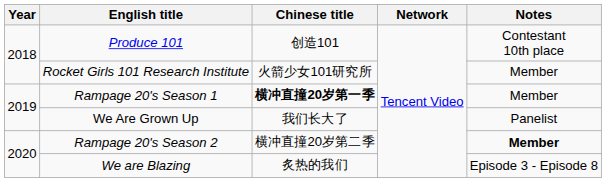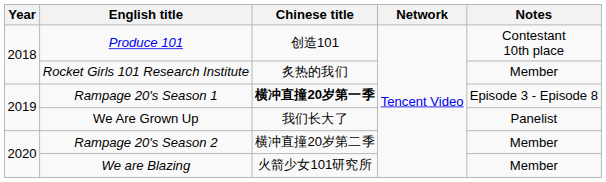(315, 72) 火箭少女101研究所 -> (315, 72) 炙热的我们
(534, 95) Member -> (534, 95) Episode 3 - Episode 8
(534, 142) bold -> (534, 142) normal
(315, 165) 炙热的我们 -> (315, 165) 火箭少女101研究所
(534, 165) Episode 3 - Episode 8 -> (534, 165) Member
